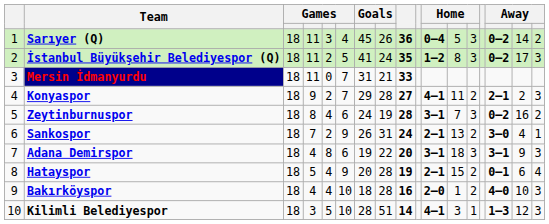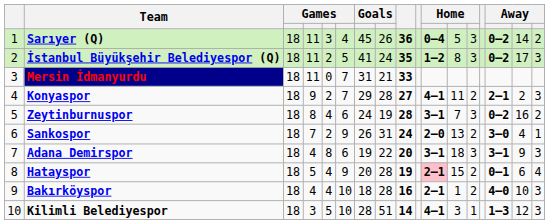(434, 134) 2–1 -> (434, 134) 2–0
(434, 172) no background -> (434, 172) pink background
(434, 191) 2–0 -> (434, 191) 2–1
